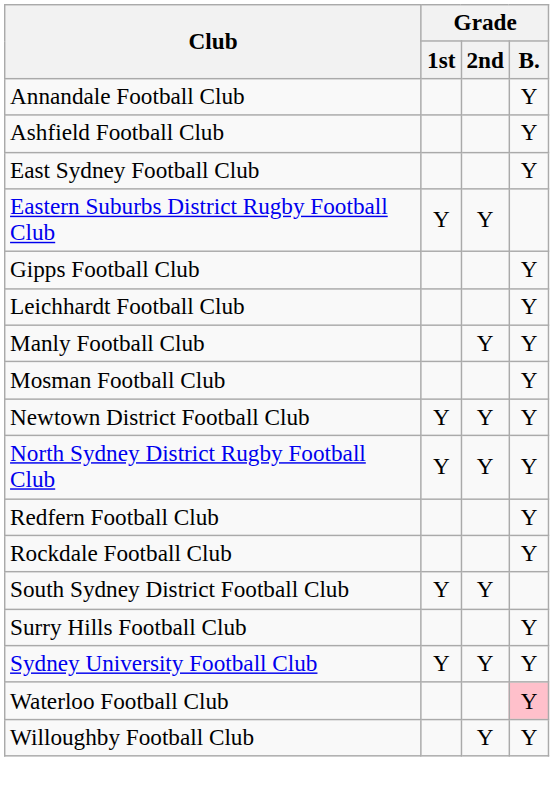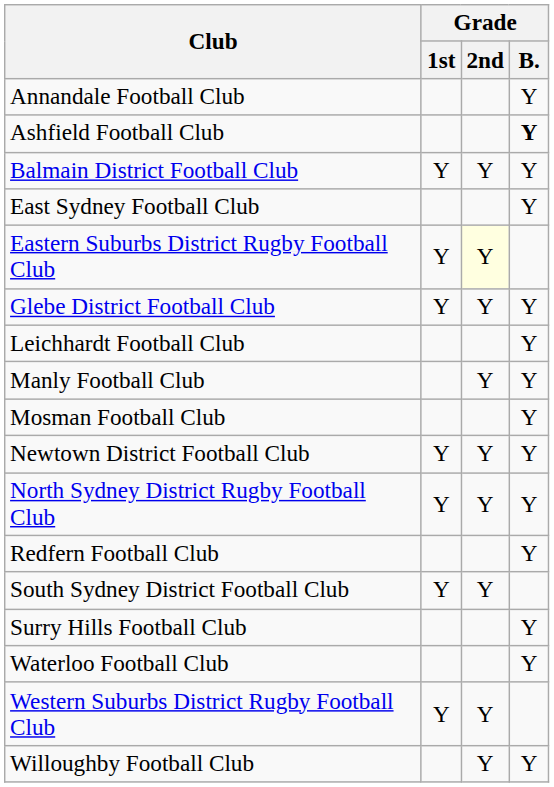(529, 133) normal -> (529, 133) bold
+ row: (154, 170)
(485, 219) no background -> (485, 256) lightyellow background
- row: (105, 269)
+ row: (142, 306)
- row: (121, 553)
- row: (164, 663)
(529, 700) pink background -> (529, 663) no background
+ row: (202, 713)
